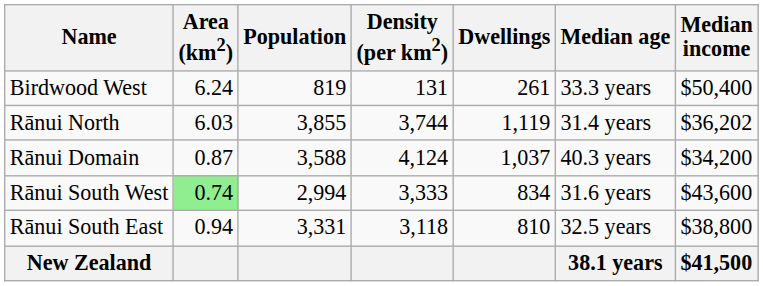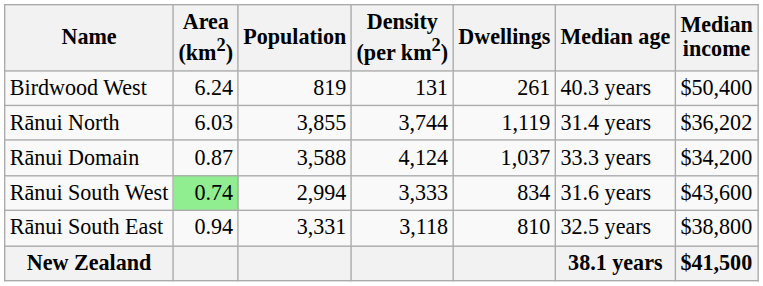(606, 87) 33.3 years -> (606, 87) 40.3 years
(606, 157) 40.3 years -> (606, 157) 33.3 years
